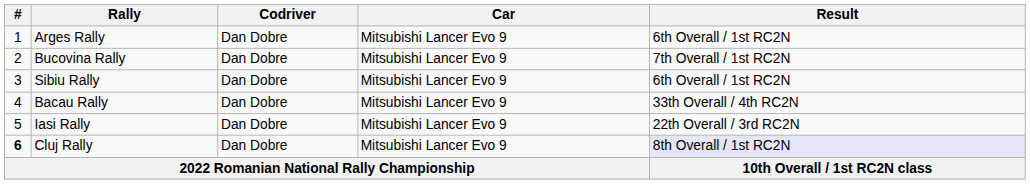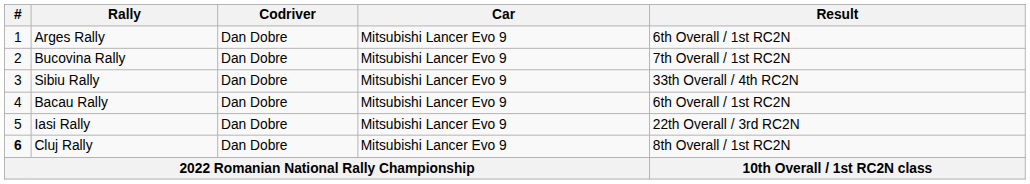(722, 80) 6th Overall / 1st RC2N -> (726, 80) 33th Overall / 4th RC2N
(726, 102) 33th Overall / 4th RC2N -> (722, 102) 6th Overall / 1st RC2N
(722, 146) lavender background -> (722, 146) no background
